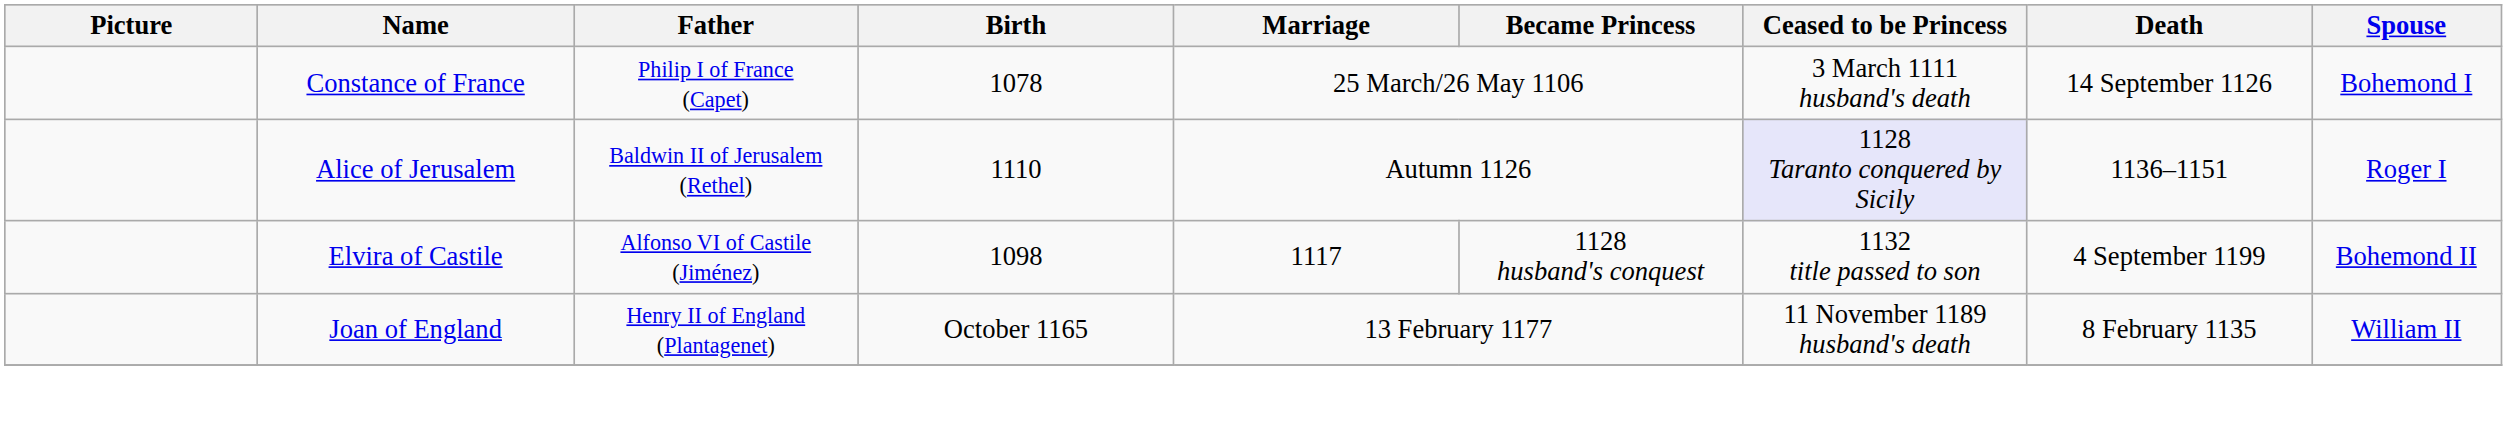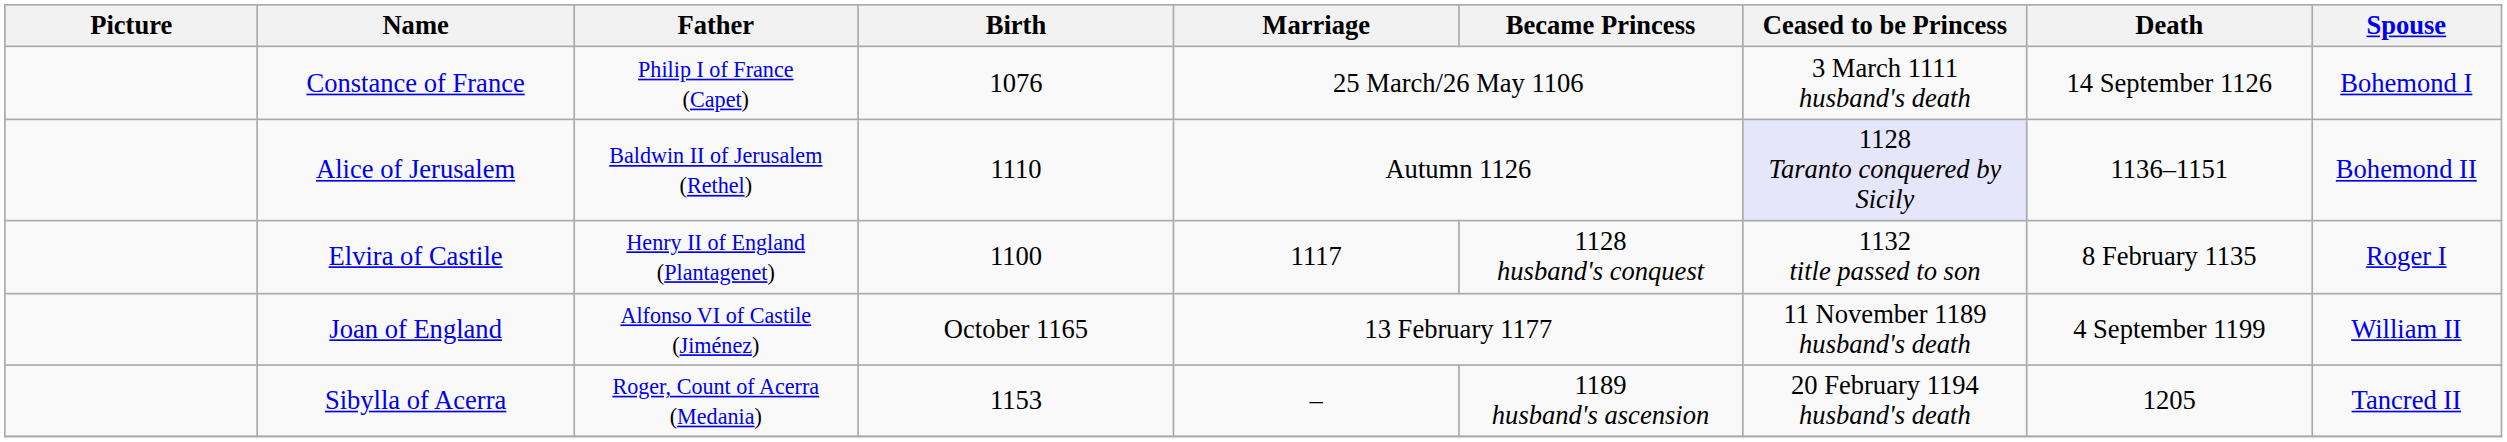(1016, 82) 1078 -> (1016, 82) 1076
(2406, 169) Roger I -> (2406, 169) Bohemond II
(716, 258) Alfonso VI of Castile (Jiménez) -> (716, 258) Henry II of England (Plantagenet)
(1016, 256) 1098 -> (1016, 256) 1100
(2169, 256) 4 September 1199 -> (2169, 256) 8 February 1135
(2406, 256) Bohemond II -> (2406, 256) Roger I
(716, 330) Henry II of England (Plantagenet) -> (716, 330) Alfonso VI of Castile (Jiménez)
(2169, 328) 8 February 1135 -> (2169, 328) 4 September 1199
+ row: (416, 400)
